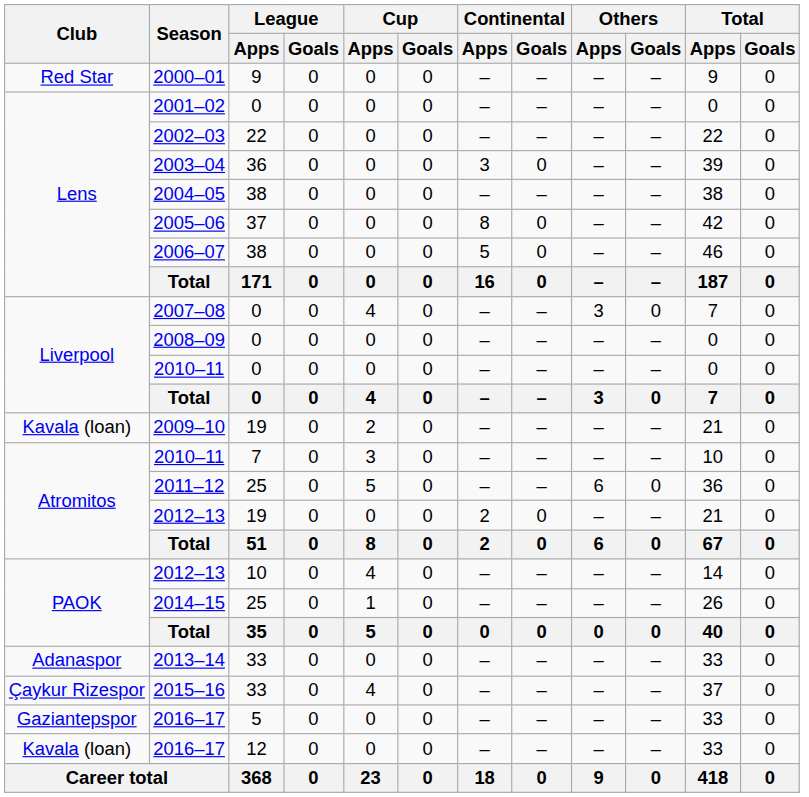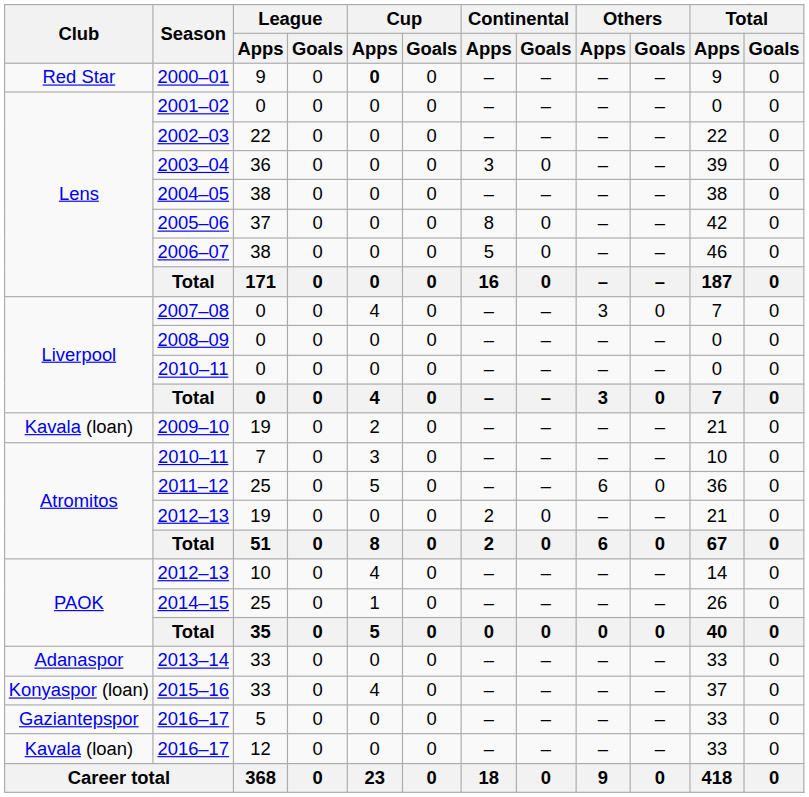(371, 77) normal -> (375, 77) bold
(77, 690) Çaykur Rizespor -> (79, 690) Konyaspor (loan)
